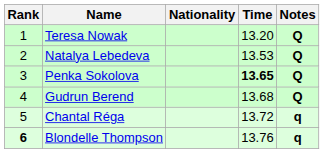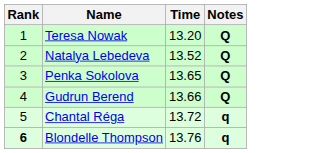- column: (202, 14)
(257, 55) 13.53 -> (185, 55) 13.52
(257, 76) bold -> (185, 76) normal
(257, 96) 13.68 -> (185, 96) 13.66
